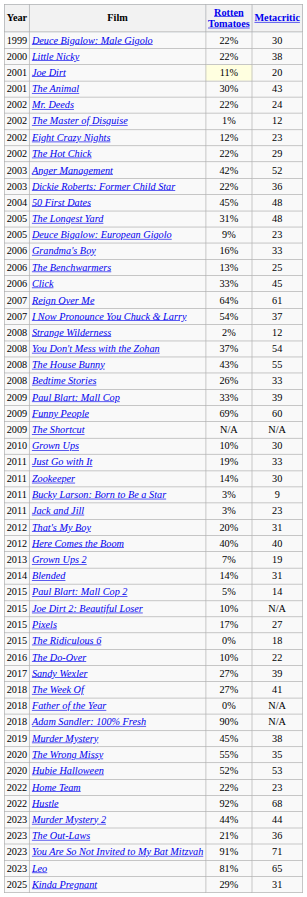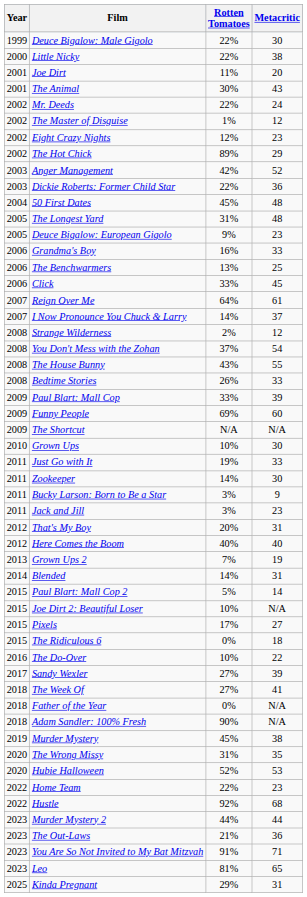(229, 72) lightyellow background -> (229, 72) no background
(229, 154) 22% -> (229, 154) 89%
(229, 316) 54% -> (229, 316) 14%
(229, 754) 55% -> (229, 754) 31%
